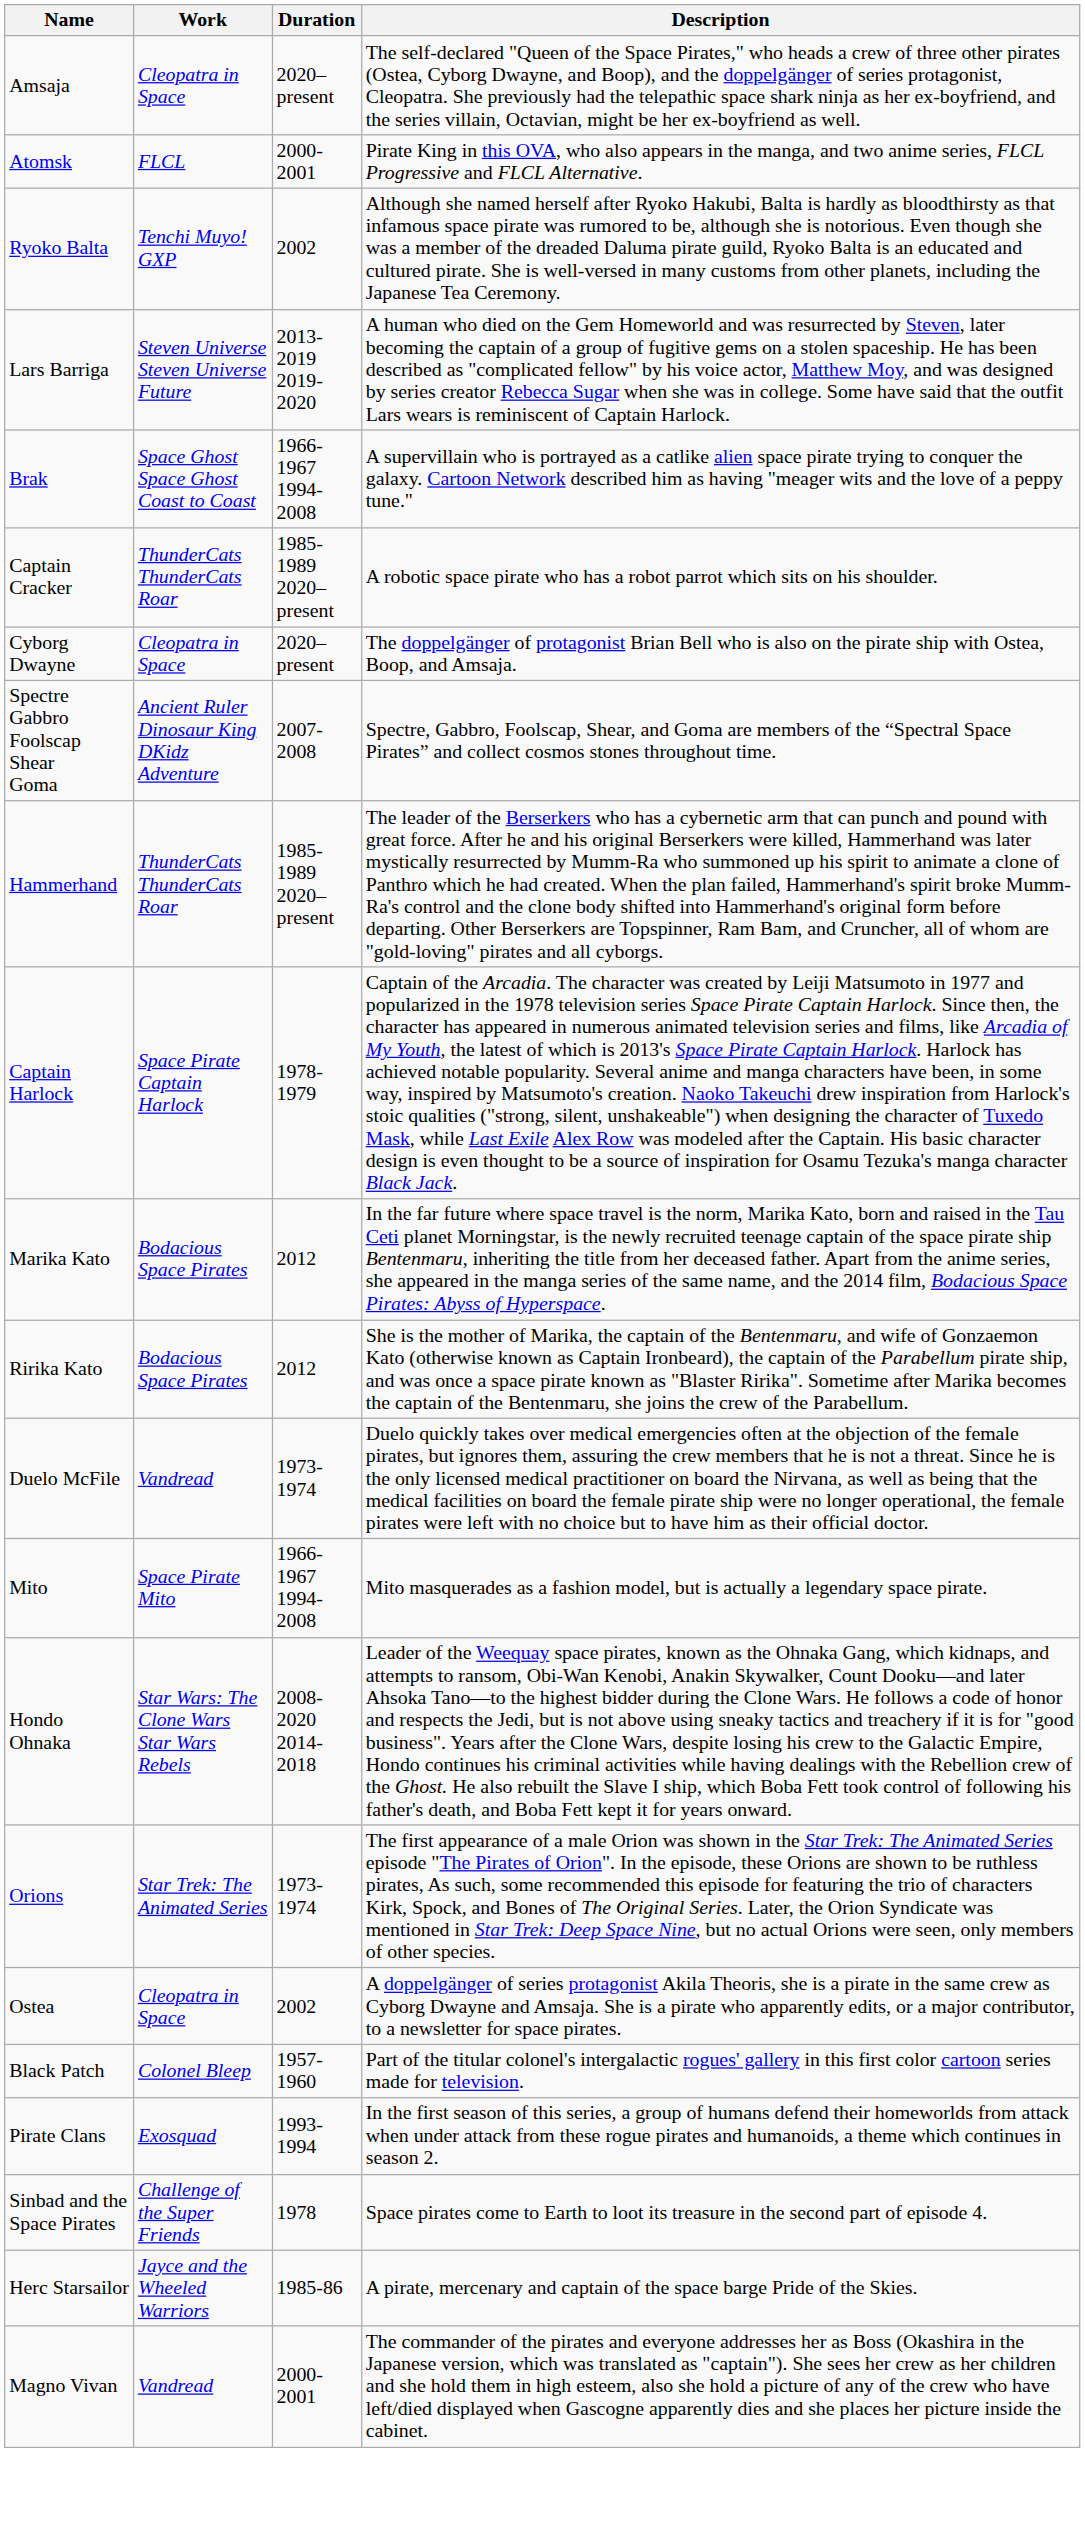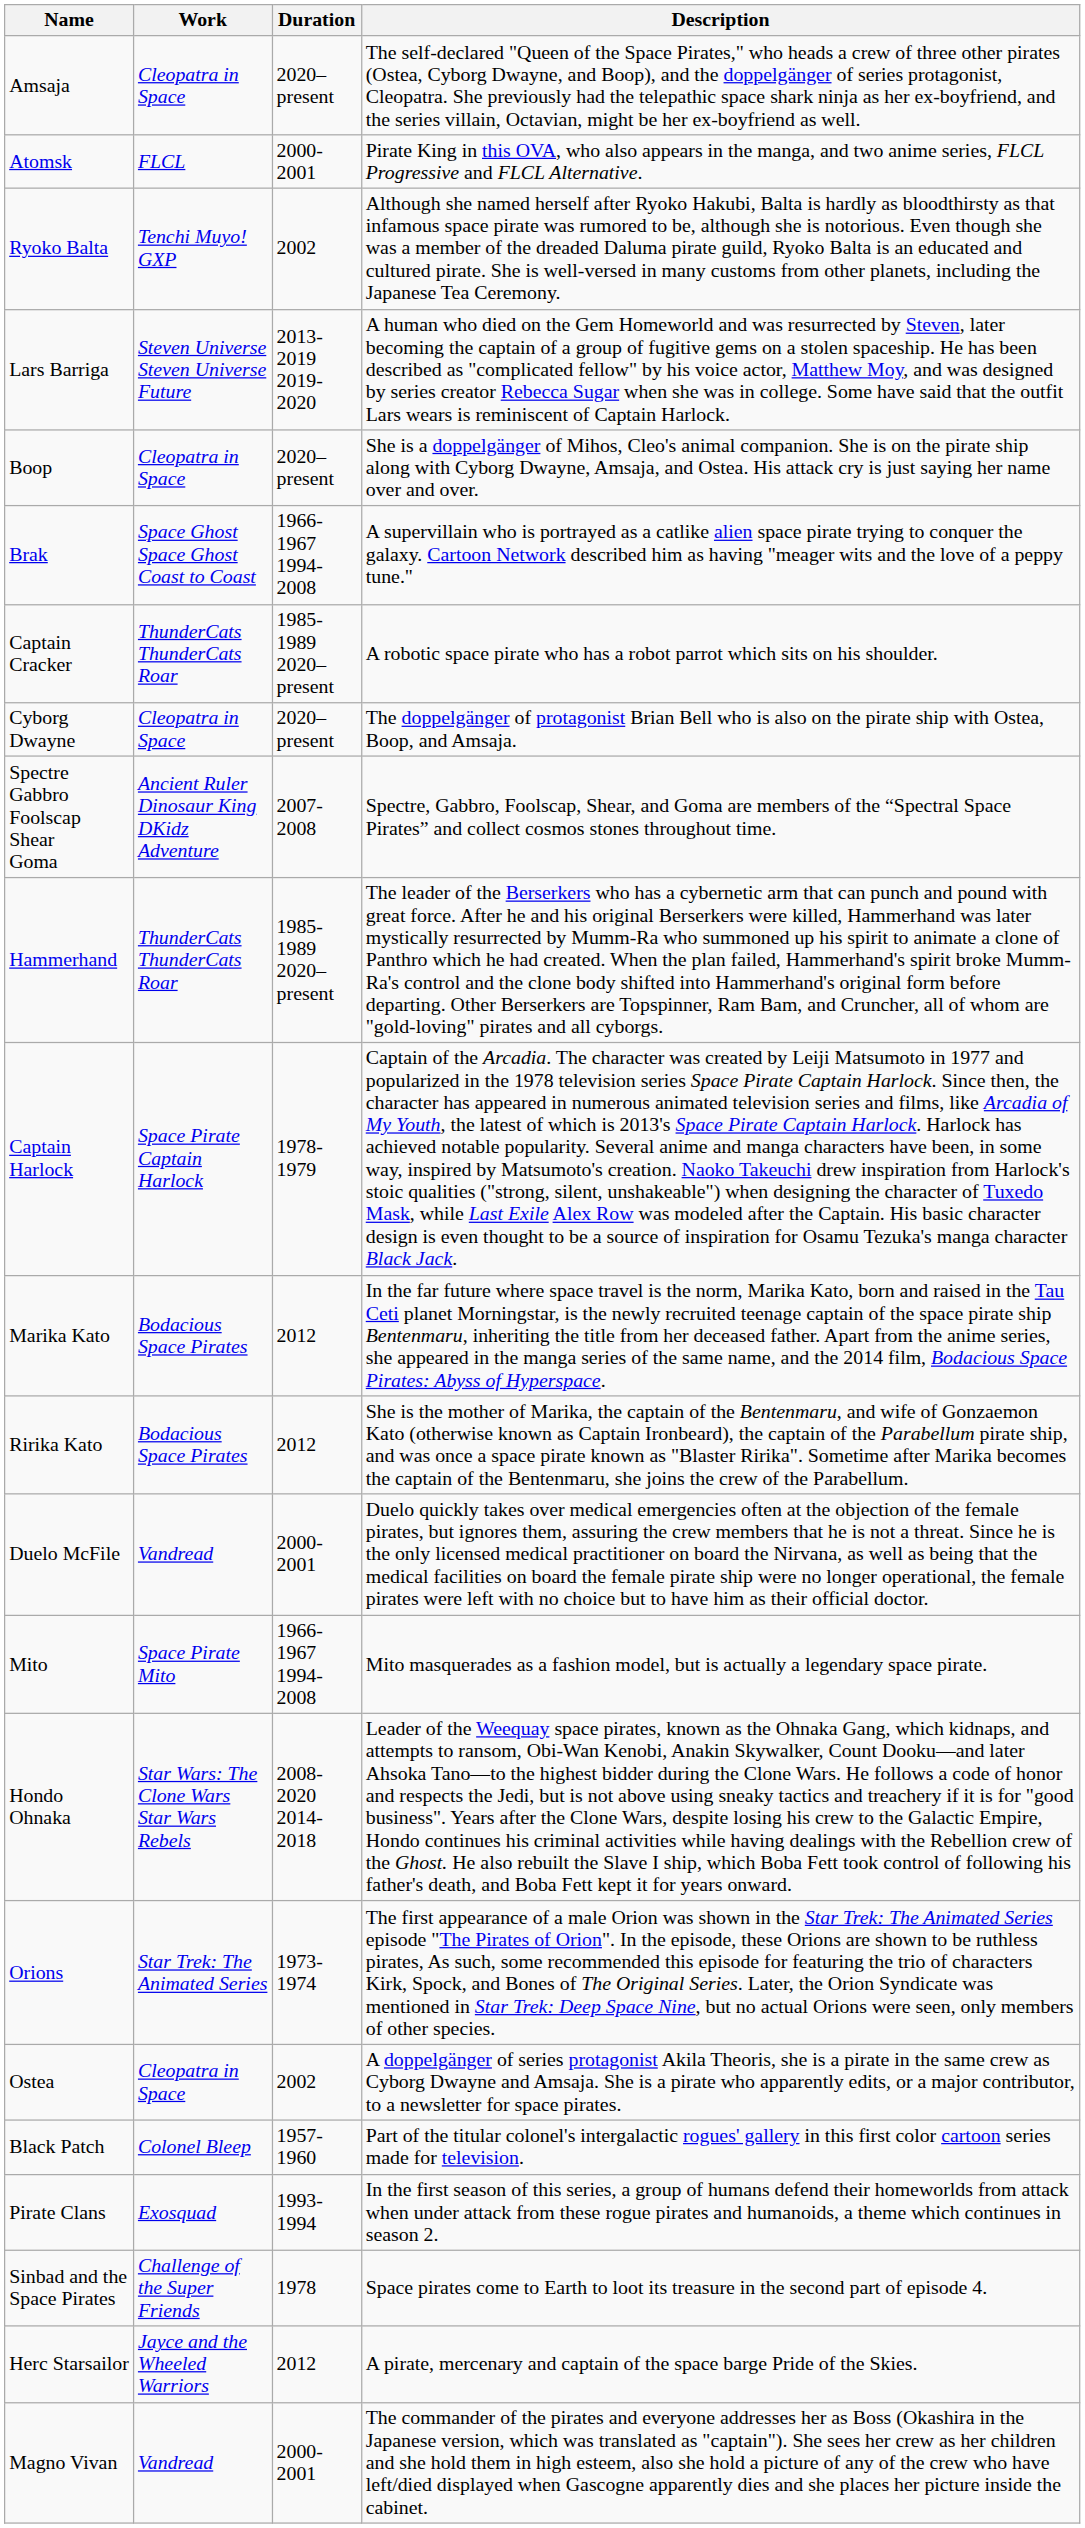+ row: (31, 467)
(300, 1478) 1973-1974 -> (300, 1554) 2000-2001
(310, 2288) 1985-86 -> (296, 2364) 2012
